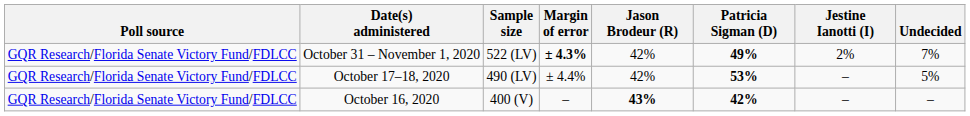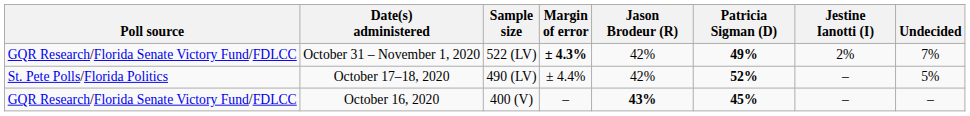(152, 77) GQR Research/Florida Senate Victory Fund/FDLCC -> (88, 77) St. Pete Polls/Florida Politics
(744, 77) 53% -> (744, 77) 52%
(744, 100) 42% -> (744, 100) 45%
